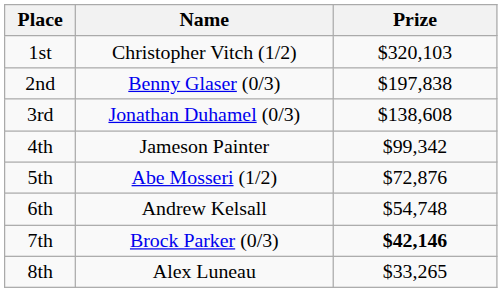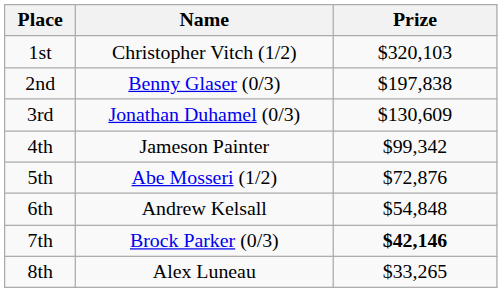(415, 114) $138,608 -> (415, 114) $130,609
(415, 209) $54,748 -> (415, 209) $54,848
